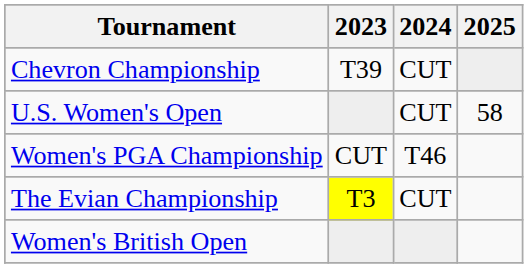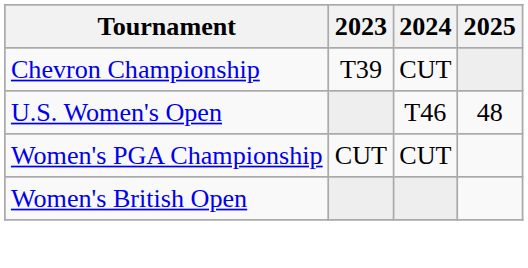(425, 112) CUT -> (425, 112) T46
(490, 112) 58 -> (490, 112) 48
(425, 155) T46 -> (425, 155) CUT
- row: (144, 198)
